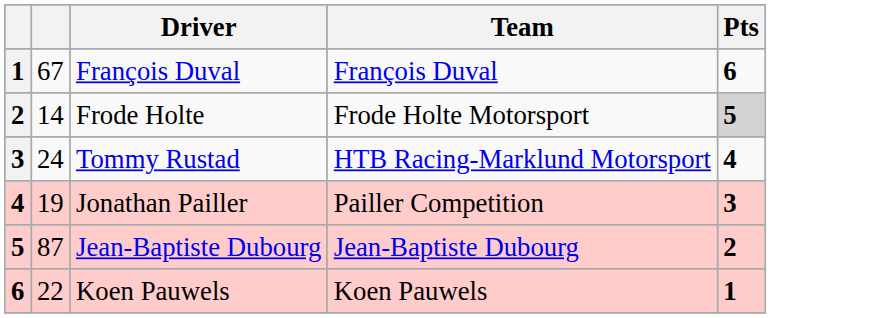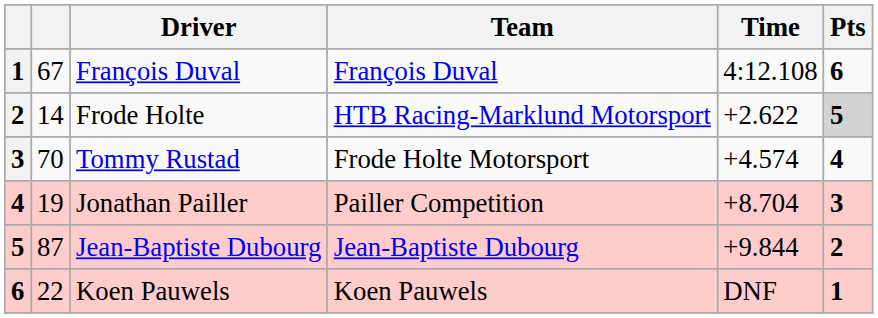+ column: (770, 26)
(461, 114) Frode Holte Motorsport -> (522, 114) HTB Racing-Marklund Motorsport
(50, 159) 24 -> (50, 159) 70
(522, 159) HTB Racing-Marklund Motorsport -> (461, 159) Frode Holte Motorsport
